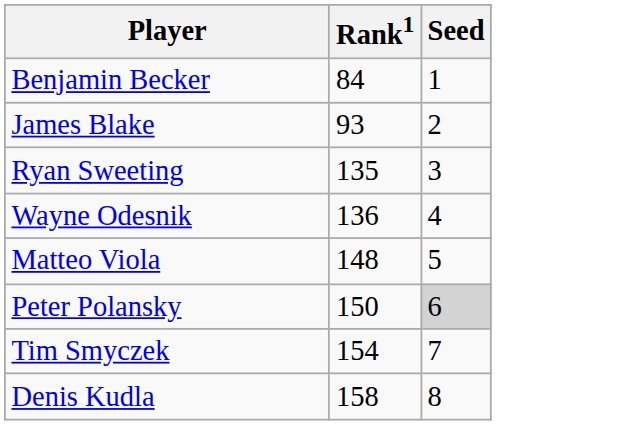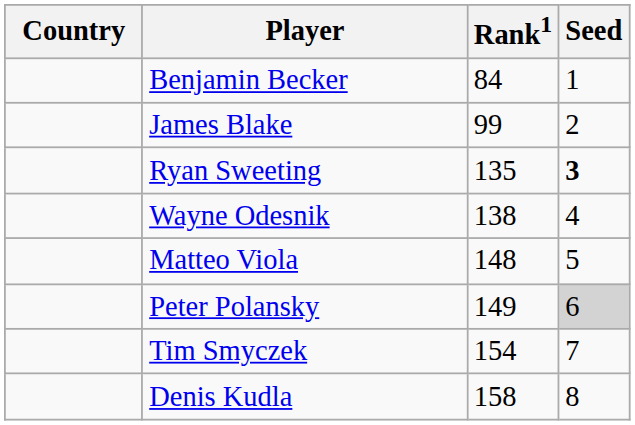+ column: (74, 30)
(350, 125) 93 -> (488, 125) 99
(435, 170) normal -> (572, 170) bold
(357, 215) 136 -> (495, 215) 138
(357, 305) 150 -> (495, 305) 149
